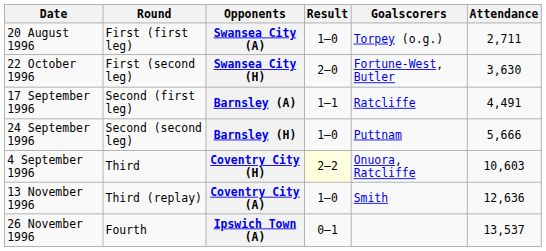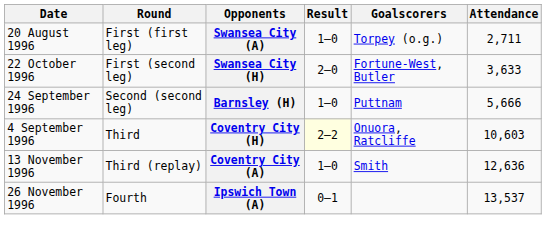(504, 71) 3,630 -> (504, 71) 3,633
- row: (255, 103)
